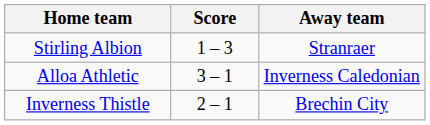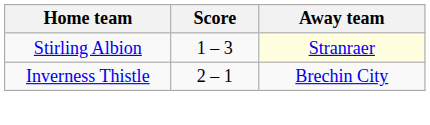(342, 47) no background -> (342, 47) lightyellow background
- row: (88, 76)
